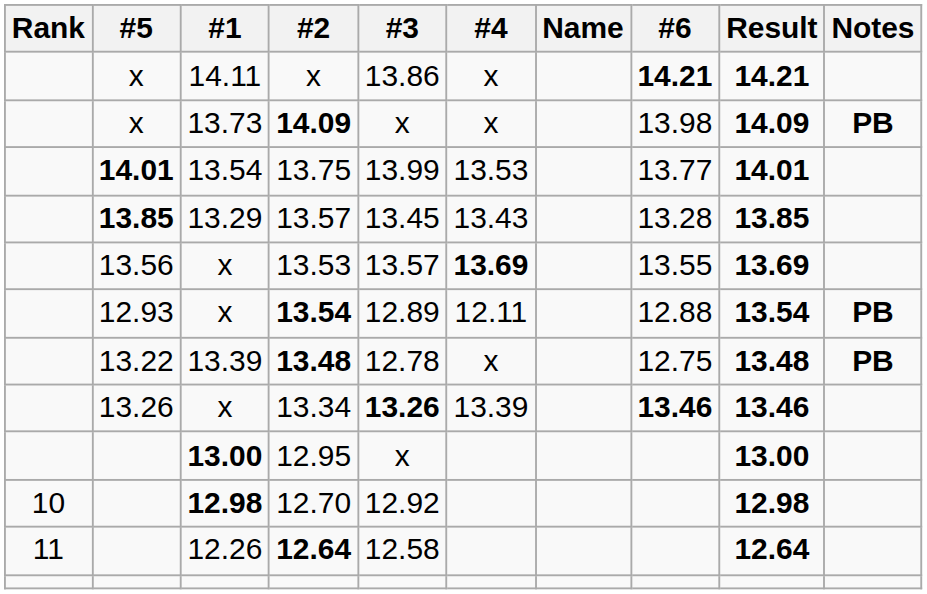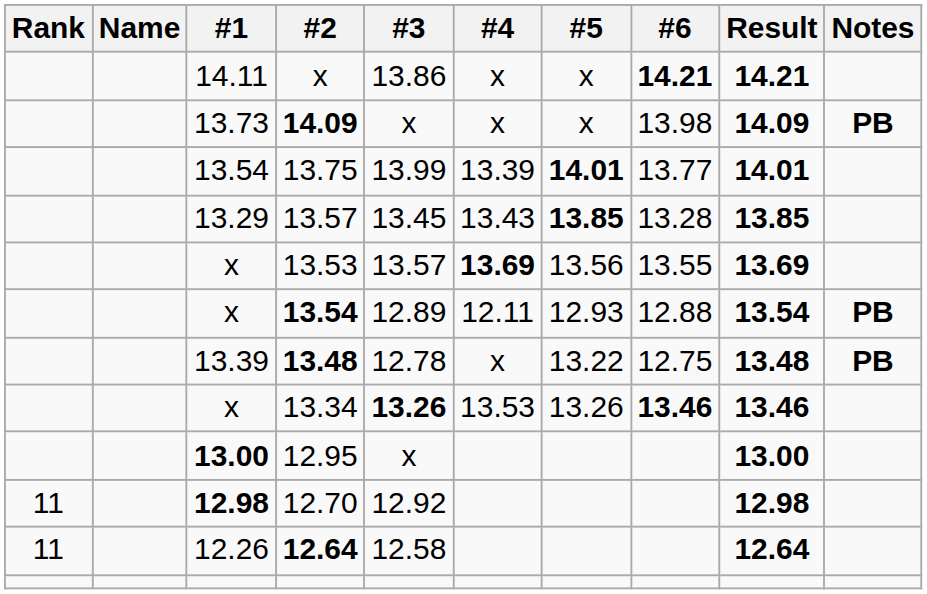columns swapped: (583, 28) <-> (136, 28)
(491, 170) 13.53 -> (498, 170) 13.39
(491, 407) 13.39 -> (498, 407) 13.53
(48, 502) 10 -> (48, 502) 11
